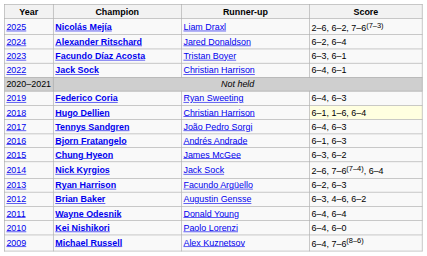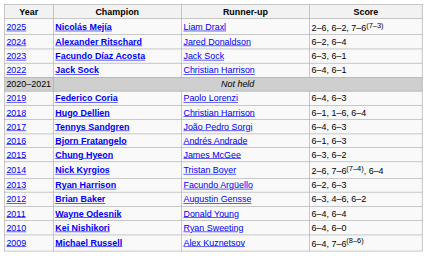(210, 56) Tristan Boyer -> (204, 56) Jack Sock
(213, 99) Ryan Sweeting -> (211, 99) Paolo Lorenzi
(339, 113) lightyellow background -> (339, 113) no background
(204, 170) Jack Sock -> (210, 170) Tristan Boyer
(211, 228) Paolo Lorenzi -> (213, 228) Ryan Sweeting
